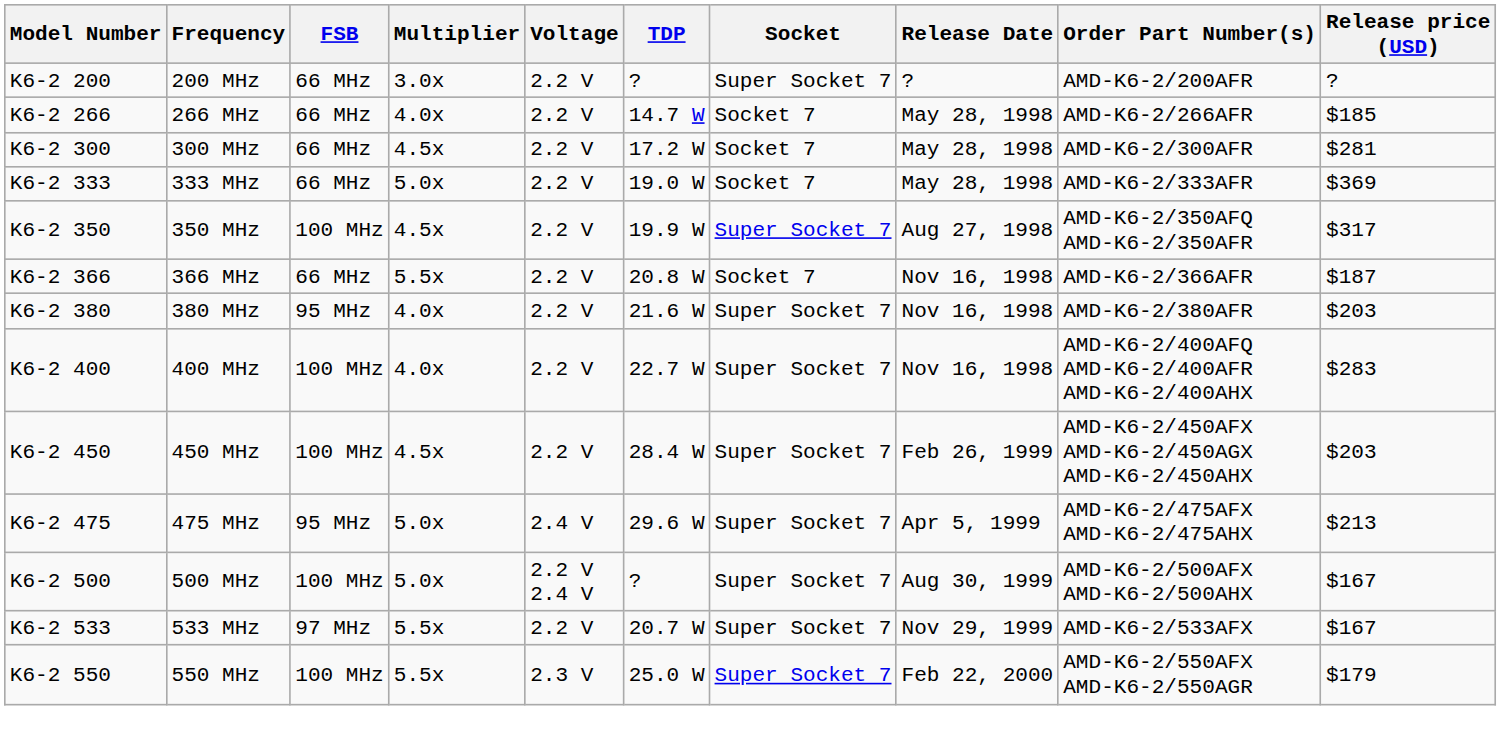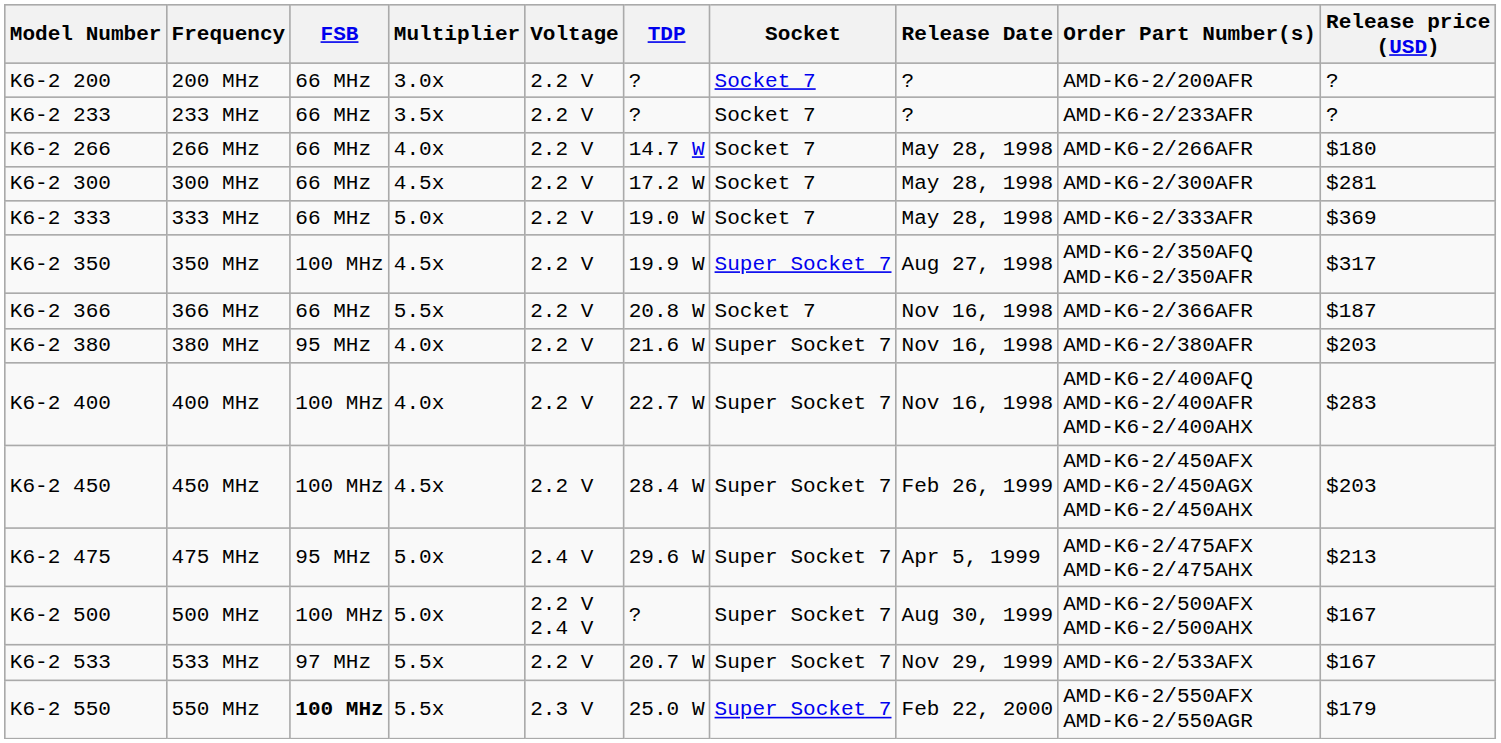(803, 81) Super Socket 7 -> (765, 81) Socket 7
+ row: (216, 115)
(1351, 115) $185 -> (1351, 149) $180
(340, 675) normal -> (340, 709) bold
